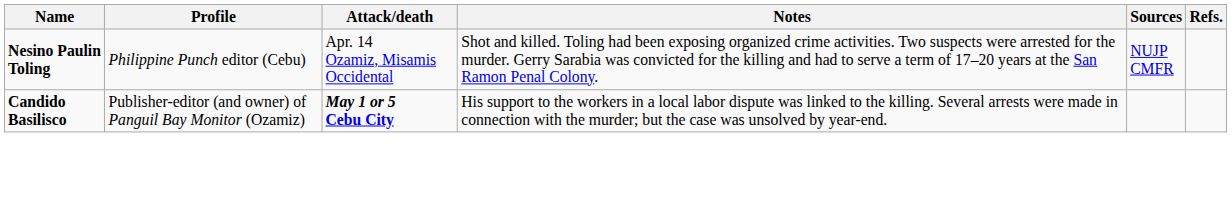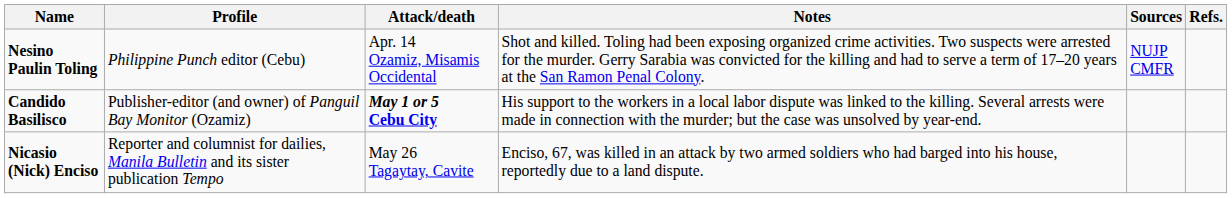+ row: (53, 162)
